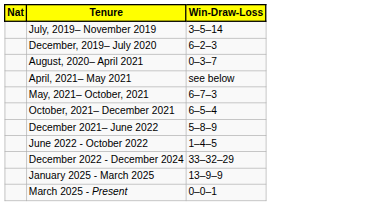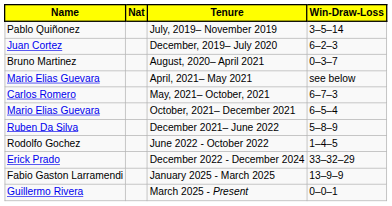+ column: (65, 13)
